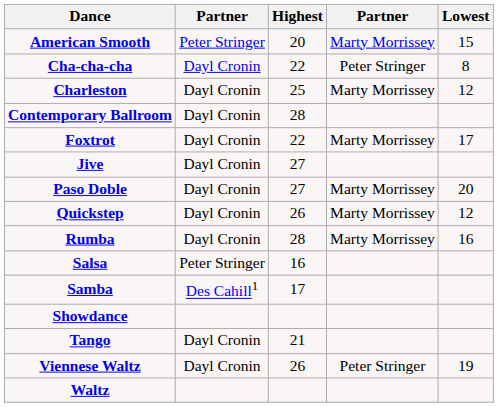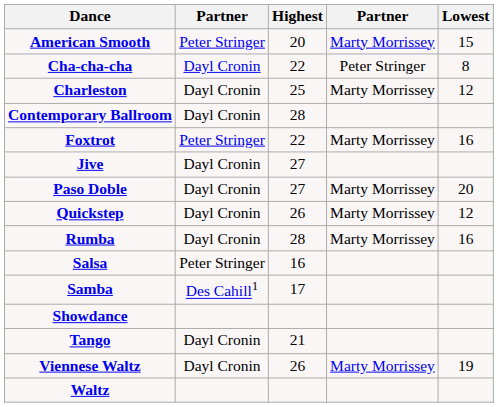(222, 139) Dayl Cronin -> (222, 139) Peter Stringer
(466, 139) 17 -> (466, 139) 16
(382, 365) Peter Stringer -> (382, 365) Marty Morrissey
